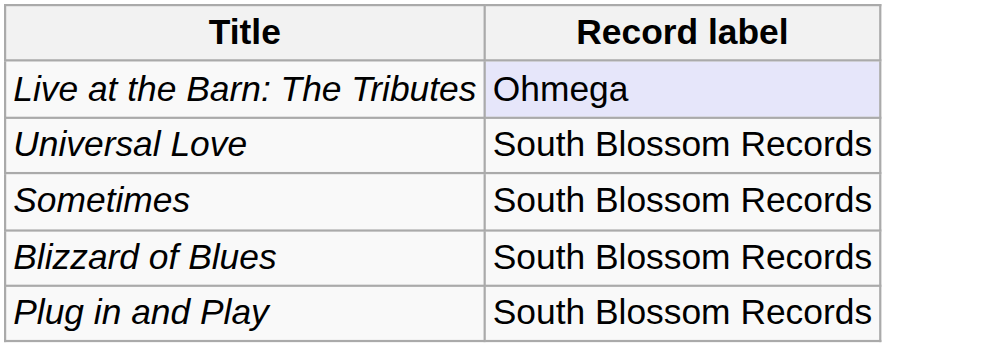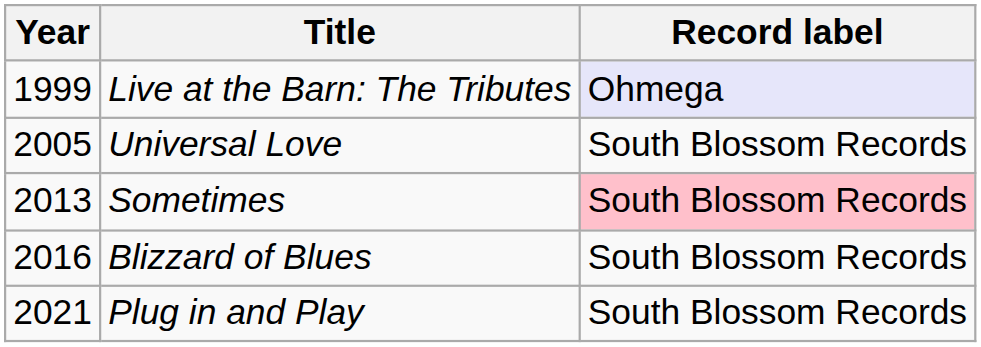+ column: (53, 32)
(682, 200) no background -> (777, 200) pink background
